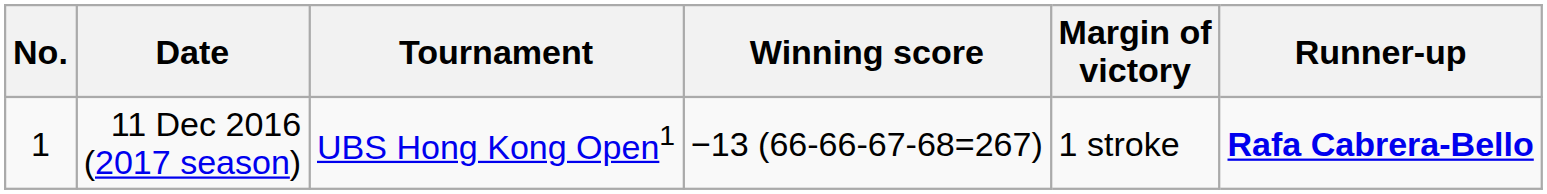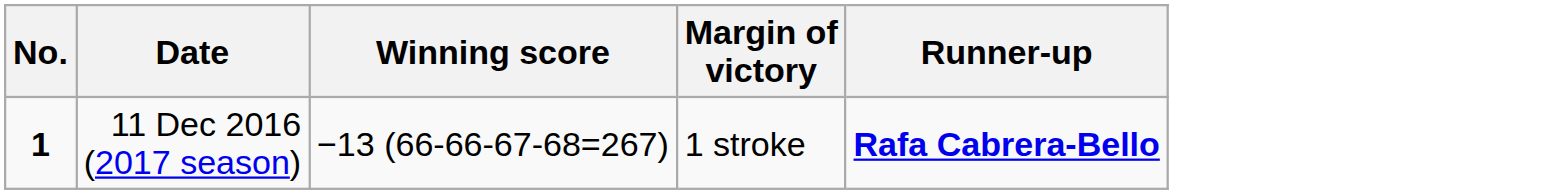- column: (496, 51)
(40, 143) normal -> (40, 143) bold
